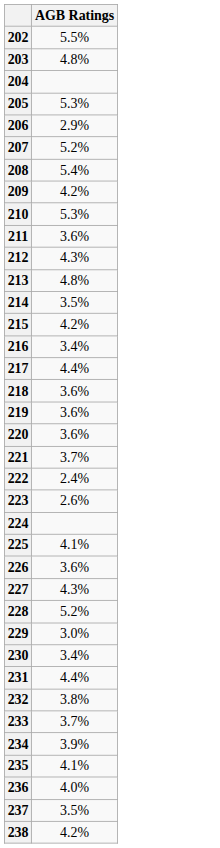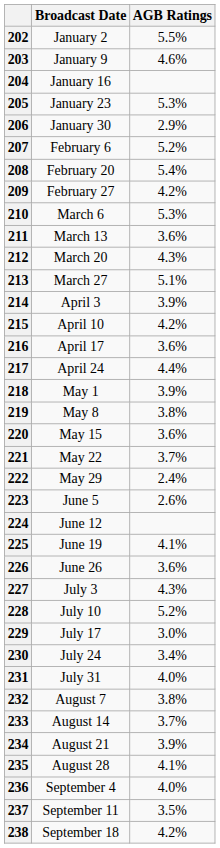+ column: (81, 15)
(75, 59) 4.8% -> (172, 59) 4.6%
(75, 280) 4.8% -> (172, 280) 5.1%
(75, 302) 3.5% -> (172, 302) 3.9%
(75, 346) 3.4% -> (172, 346) 3.6%
(75, 390) 3.6% -> (172, 390) 3.9%
(75, 412) 3.6% -> (172, 412) 3.8%
(75, 677) 4.4% -> (172, 677) 4.0%
